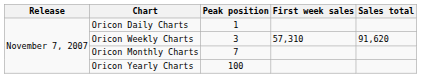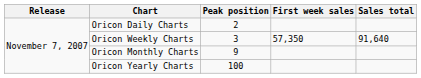(236, 25) 1 -> (236, 25) 2
(288, 39) 57,310 -> (288, 39) 57,350
(373, 39) 91,620 -> (373, 39) 91,640
(236, 53) 7 -> (236, 53) 9
